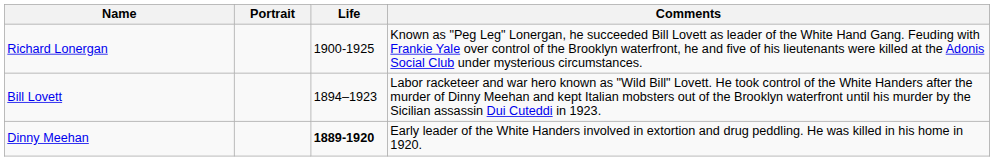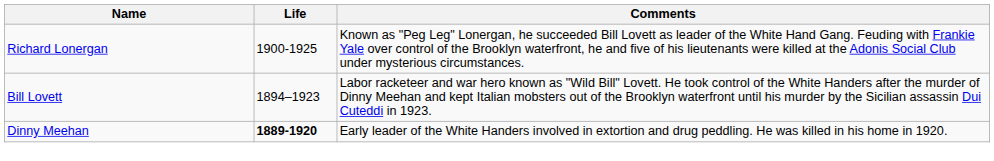- column: (273, 14)
